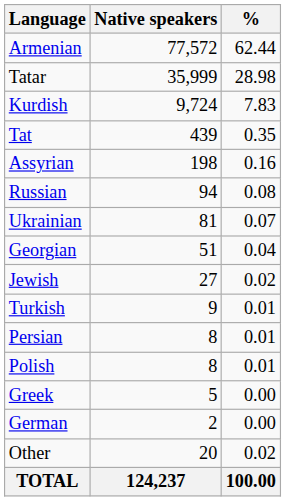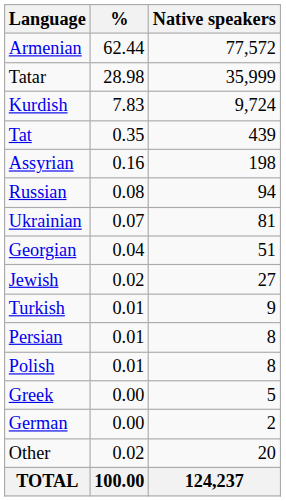columns swapped: (156, 18) <-> (251, 18)
